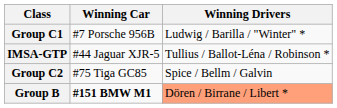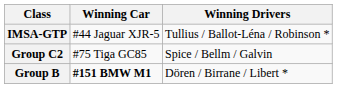- row: (37, 34)
(226, 93) lightsalmon background -> (226, 73) no background
